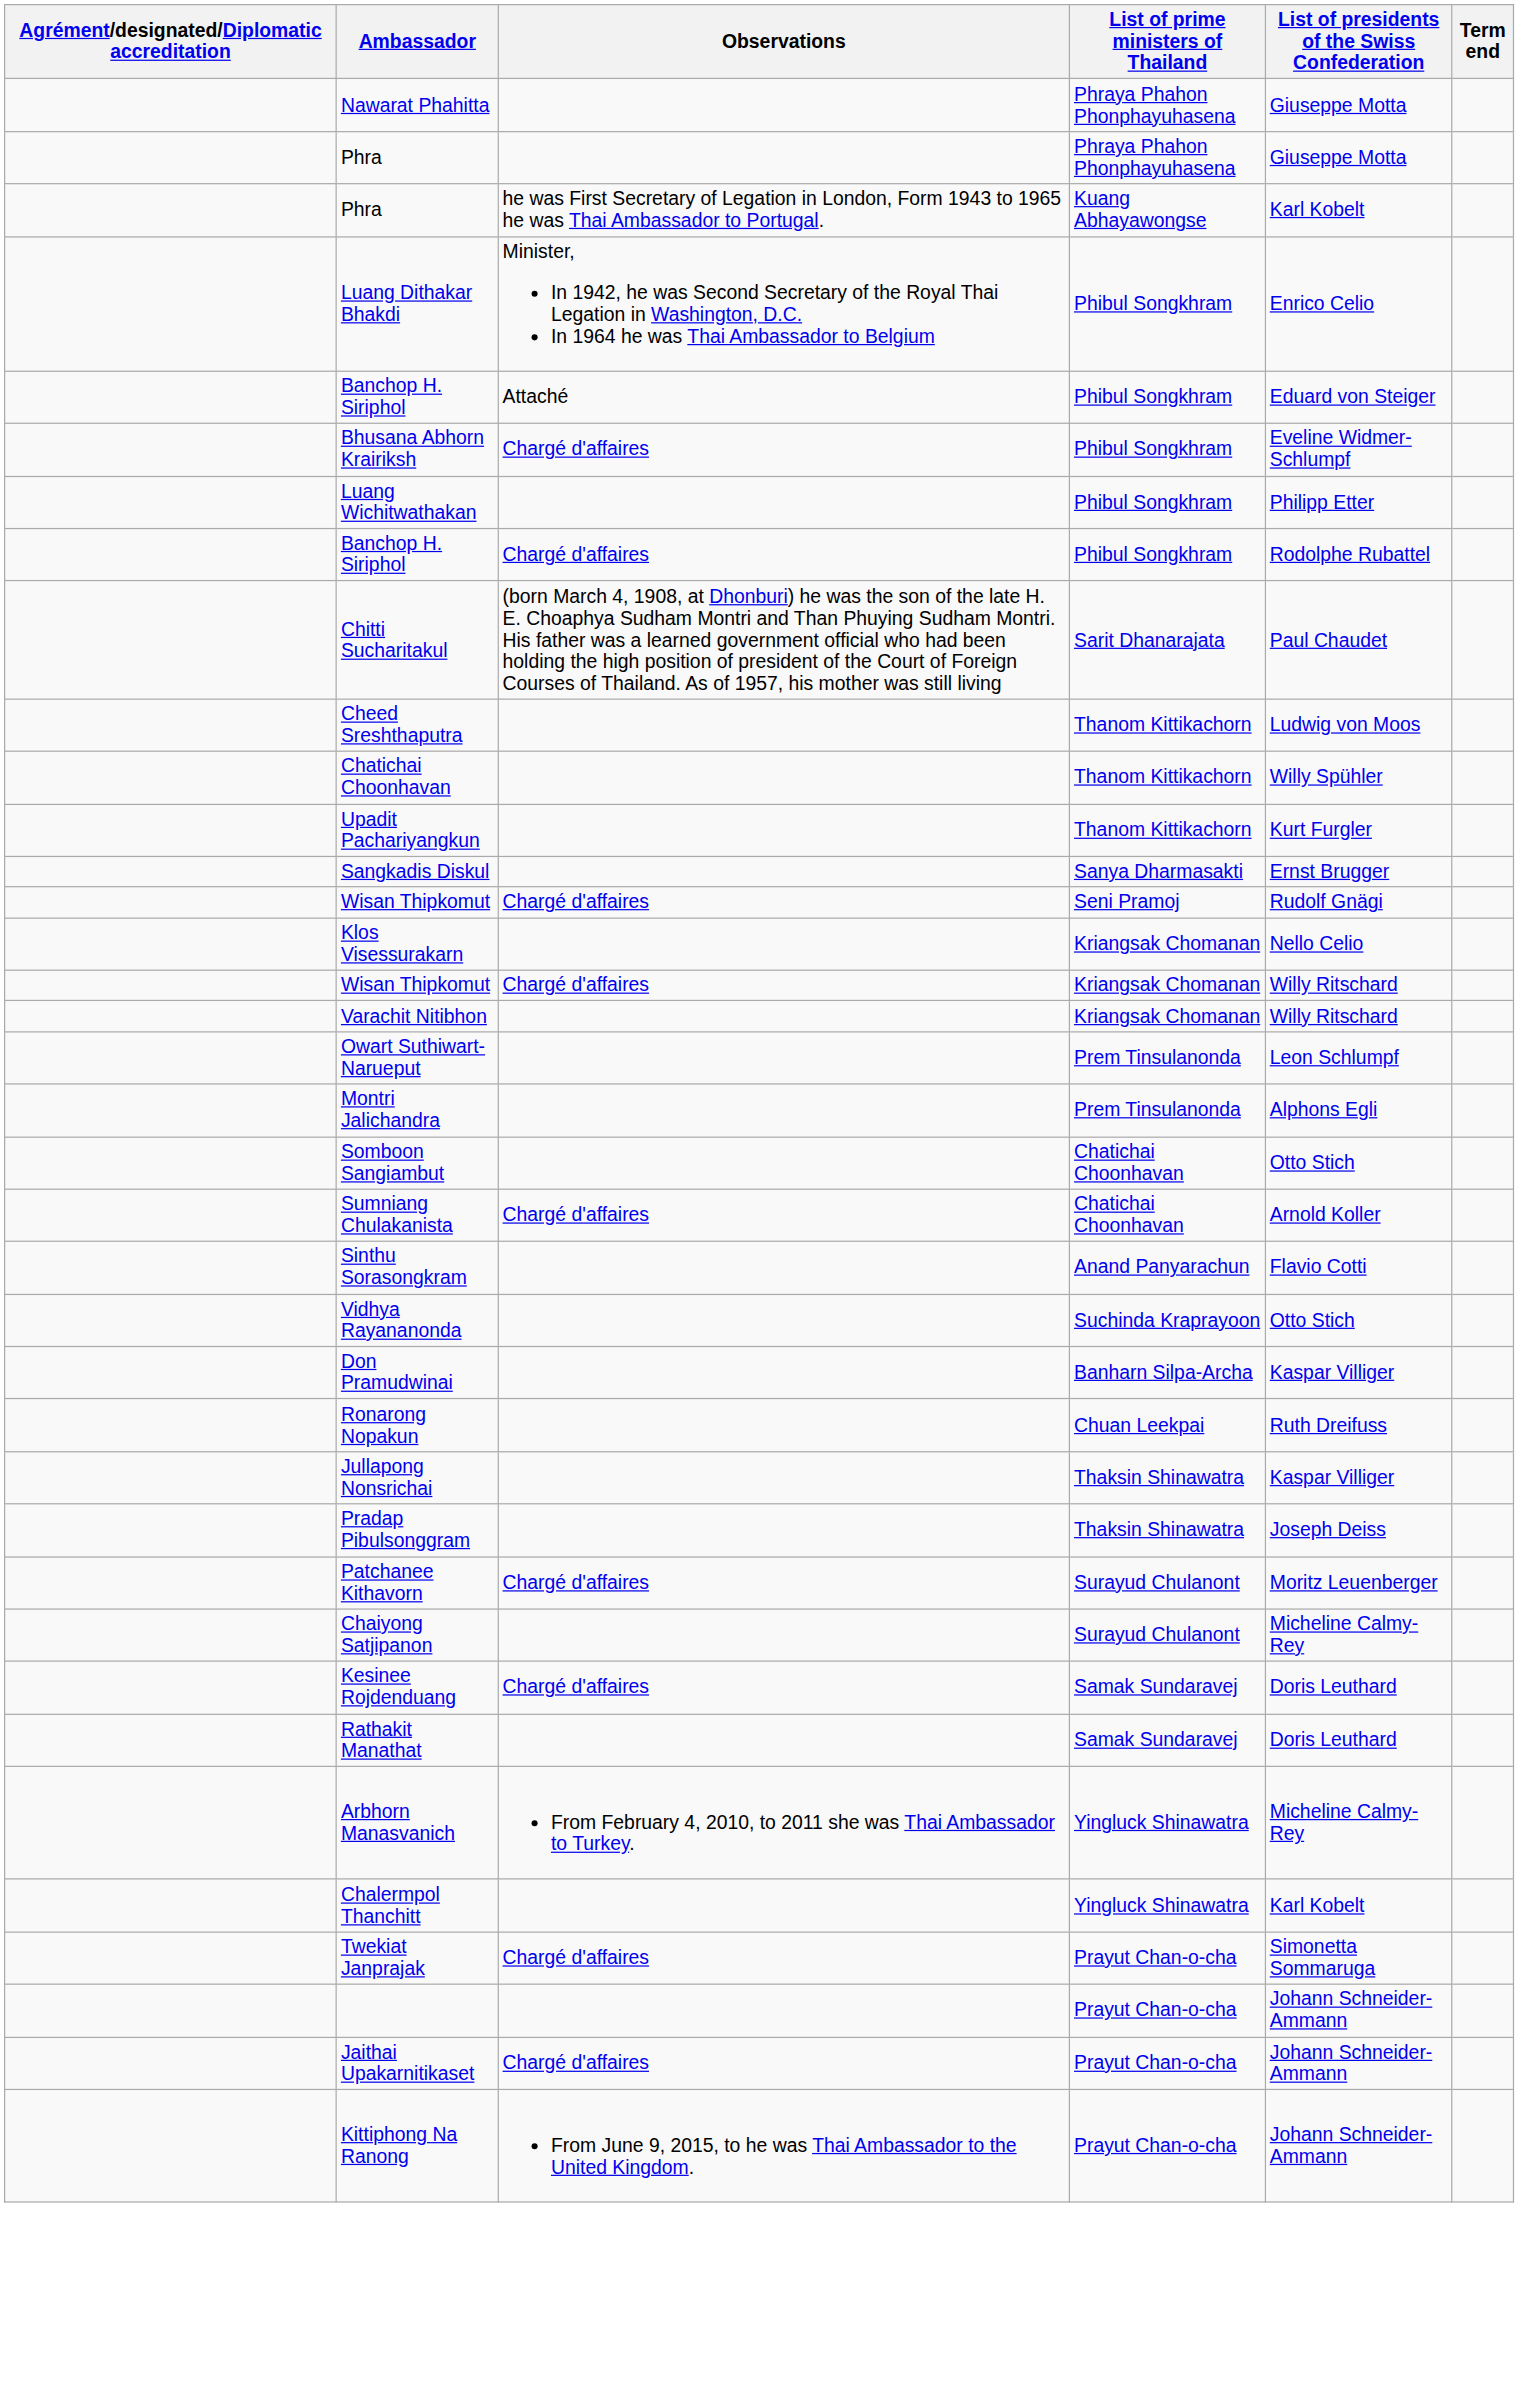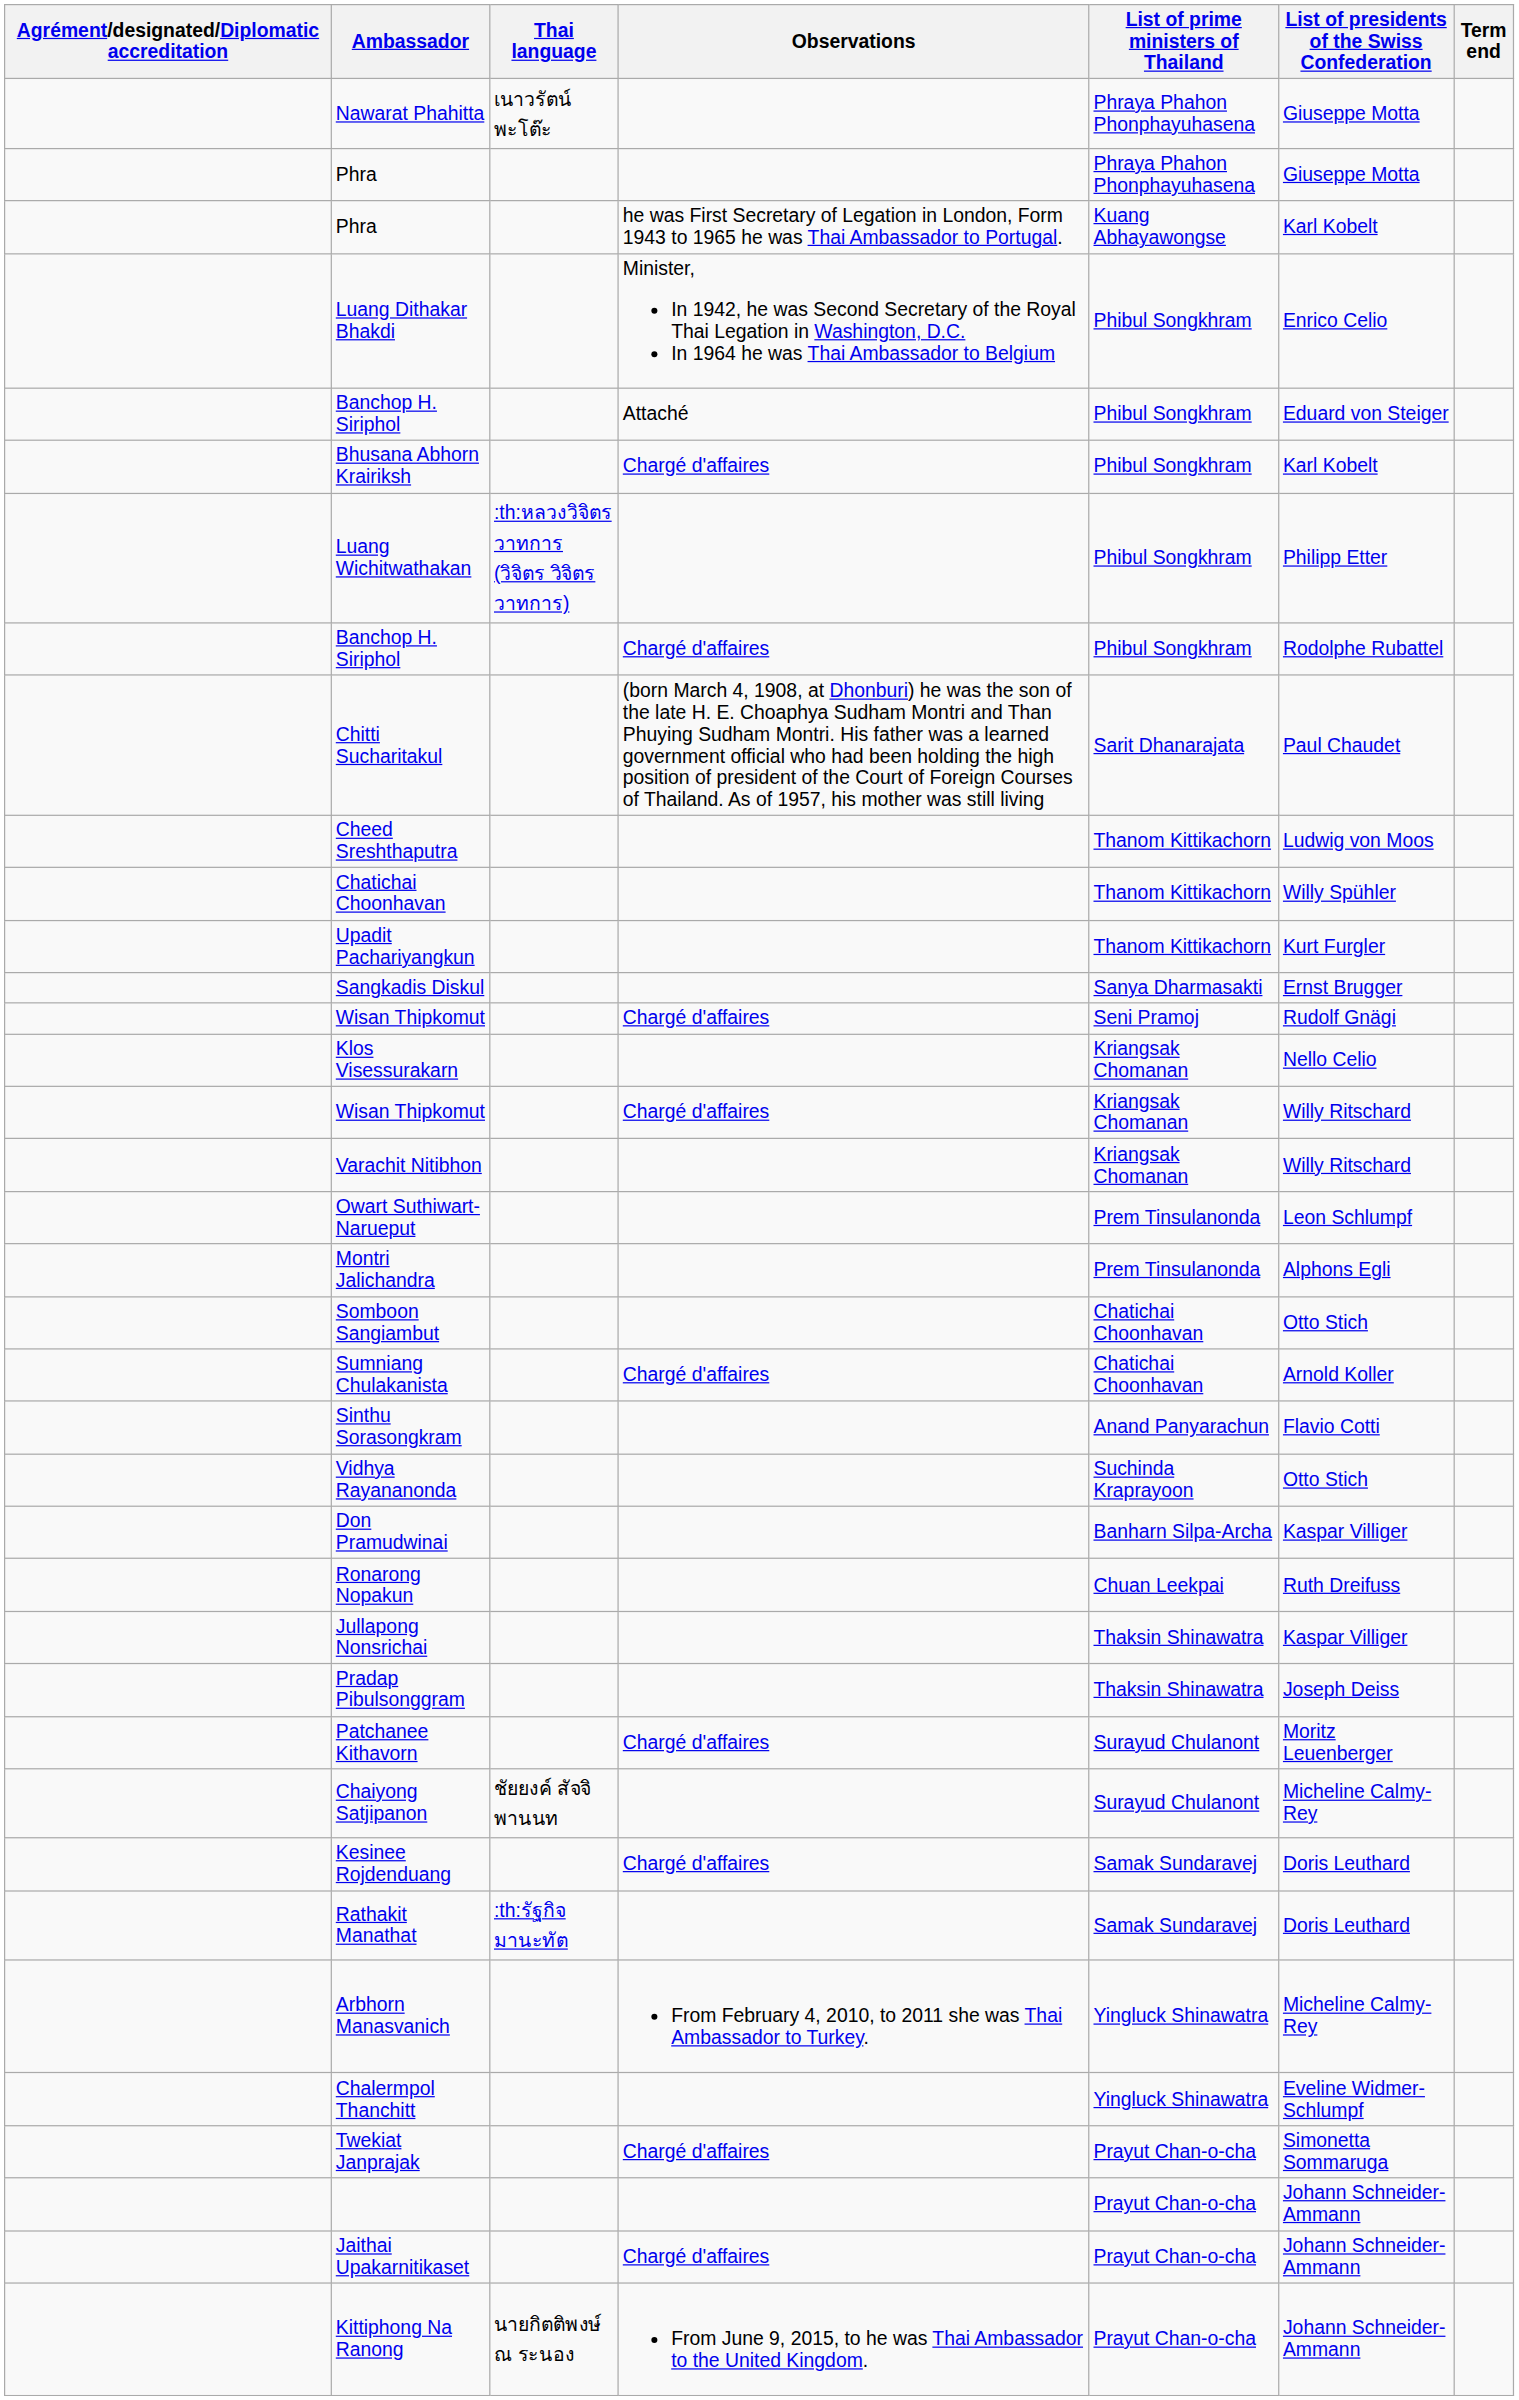+ column: (554, 41)
(1341, 449) Eveline Widmer-Schlumpf -> (1330, 466) Karl Kobelt
(1317, 1905) Karl Kobelt -> (1354, 2099) Eveline Widmer-Schlumpf
